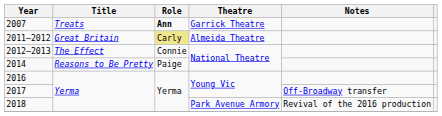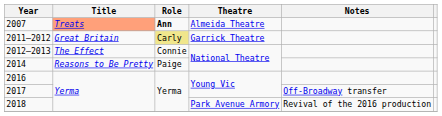(69, 24) no background -> (69, 24) lightsalmon background
(228, 24) Garrick Theatre -> (228, 24) Almeida Theatre
(228, 38) Almeida Theatre -> (228, 38) Garrick Theatre
